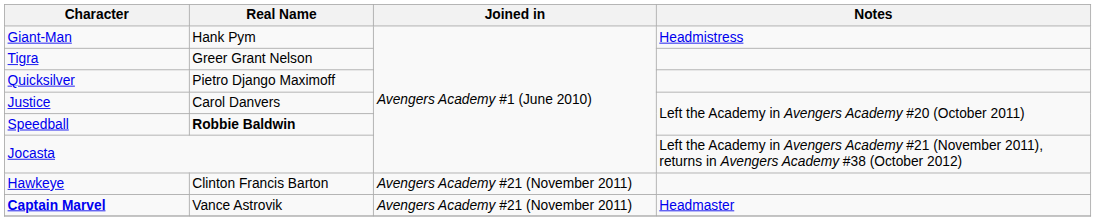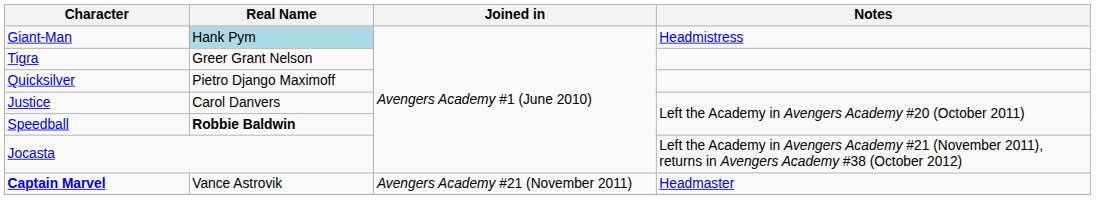(224, 37) no background -> (224, 37) lightblue background
- row: (36, 183)
